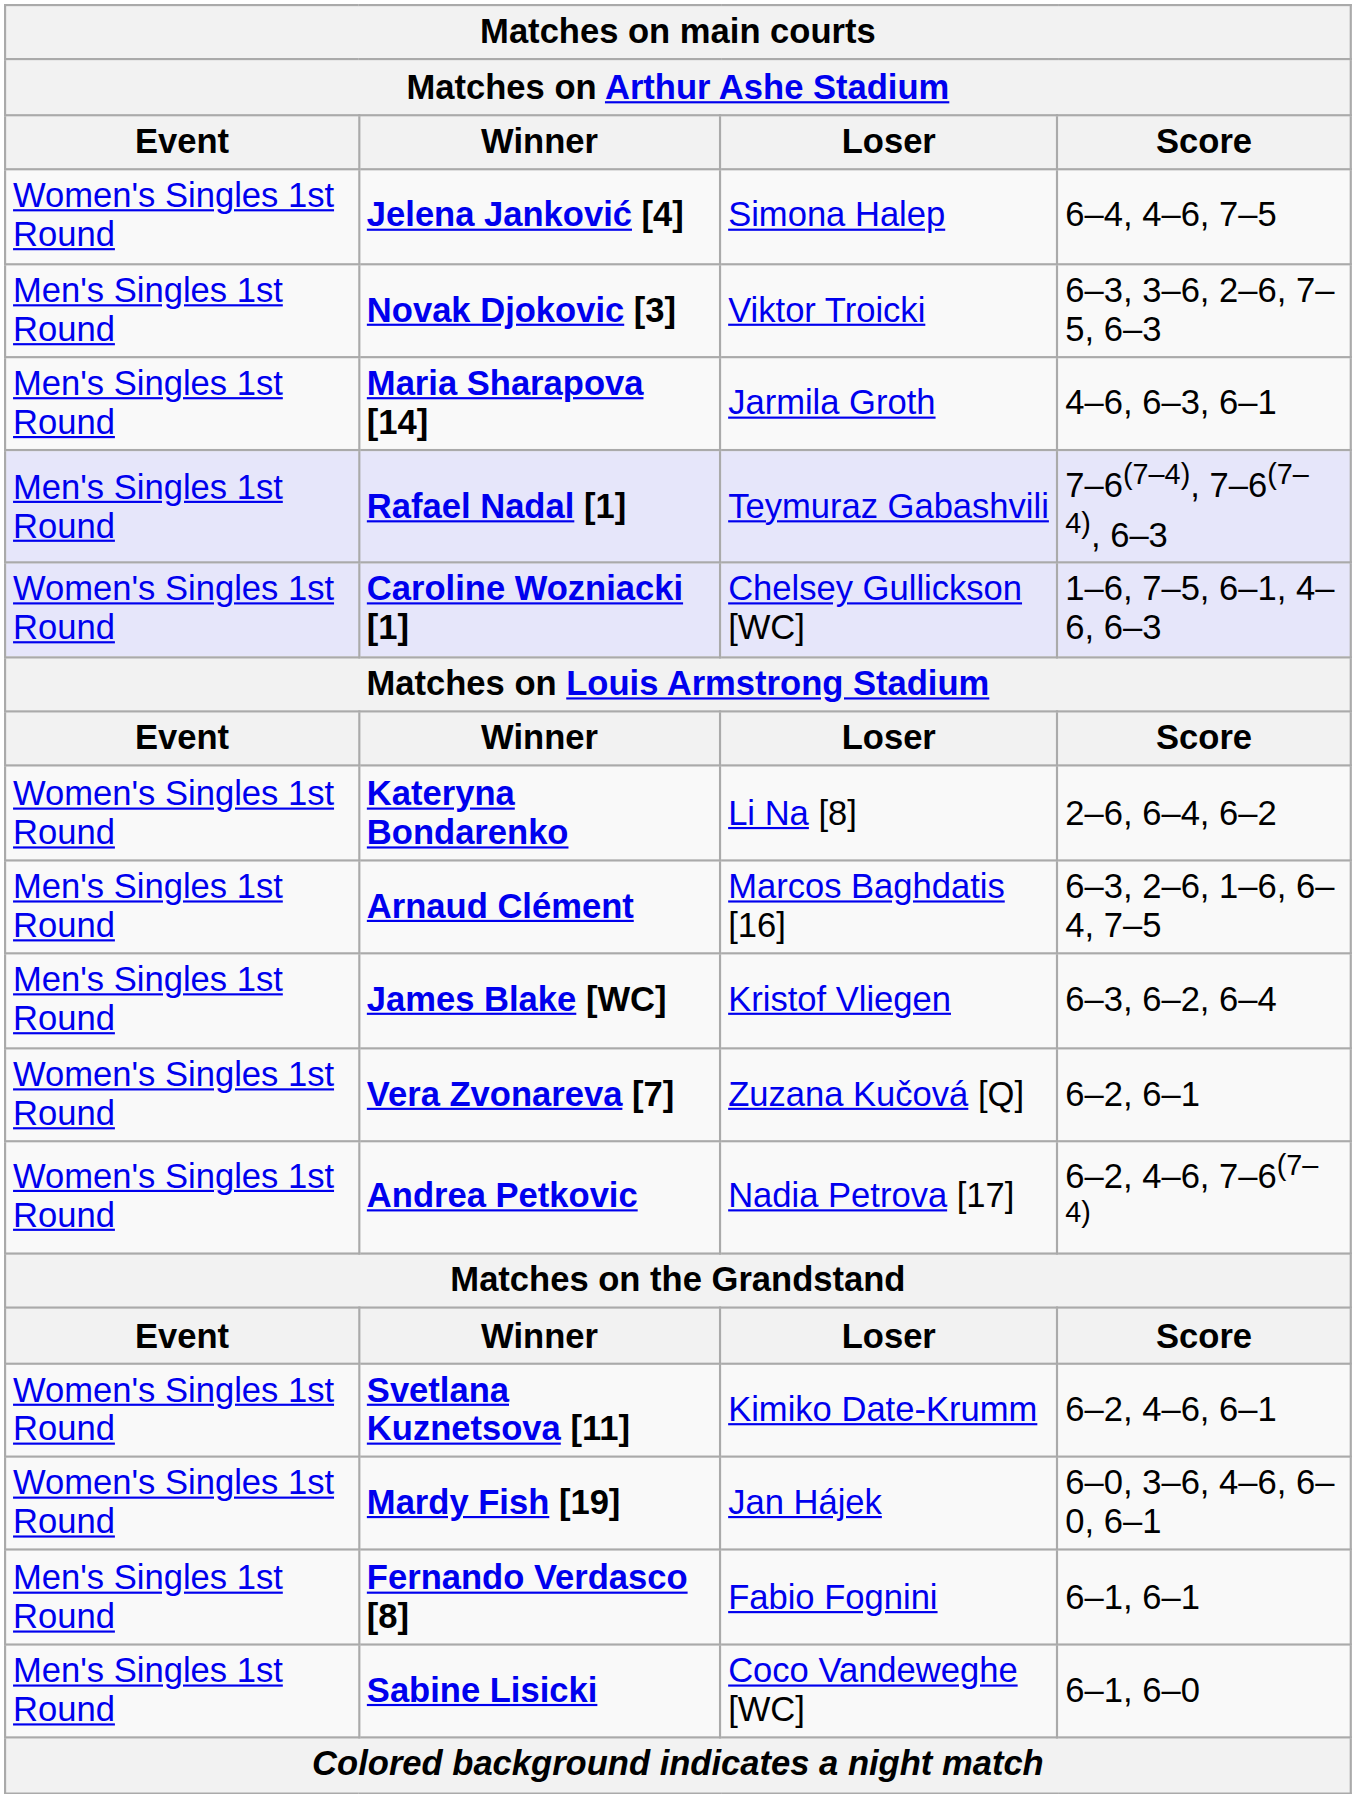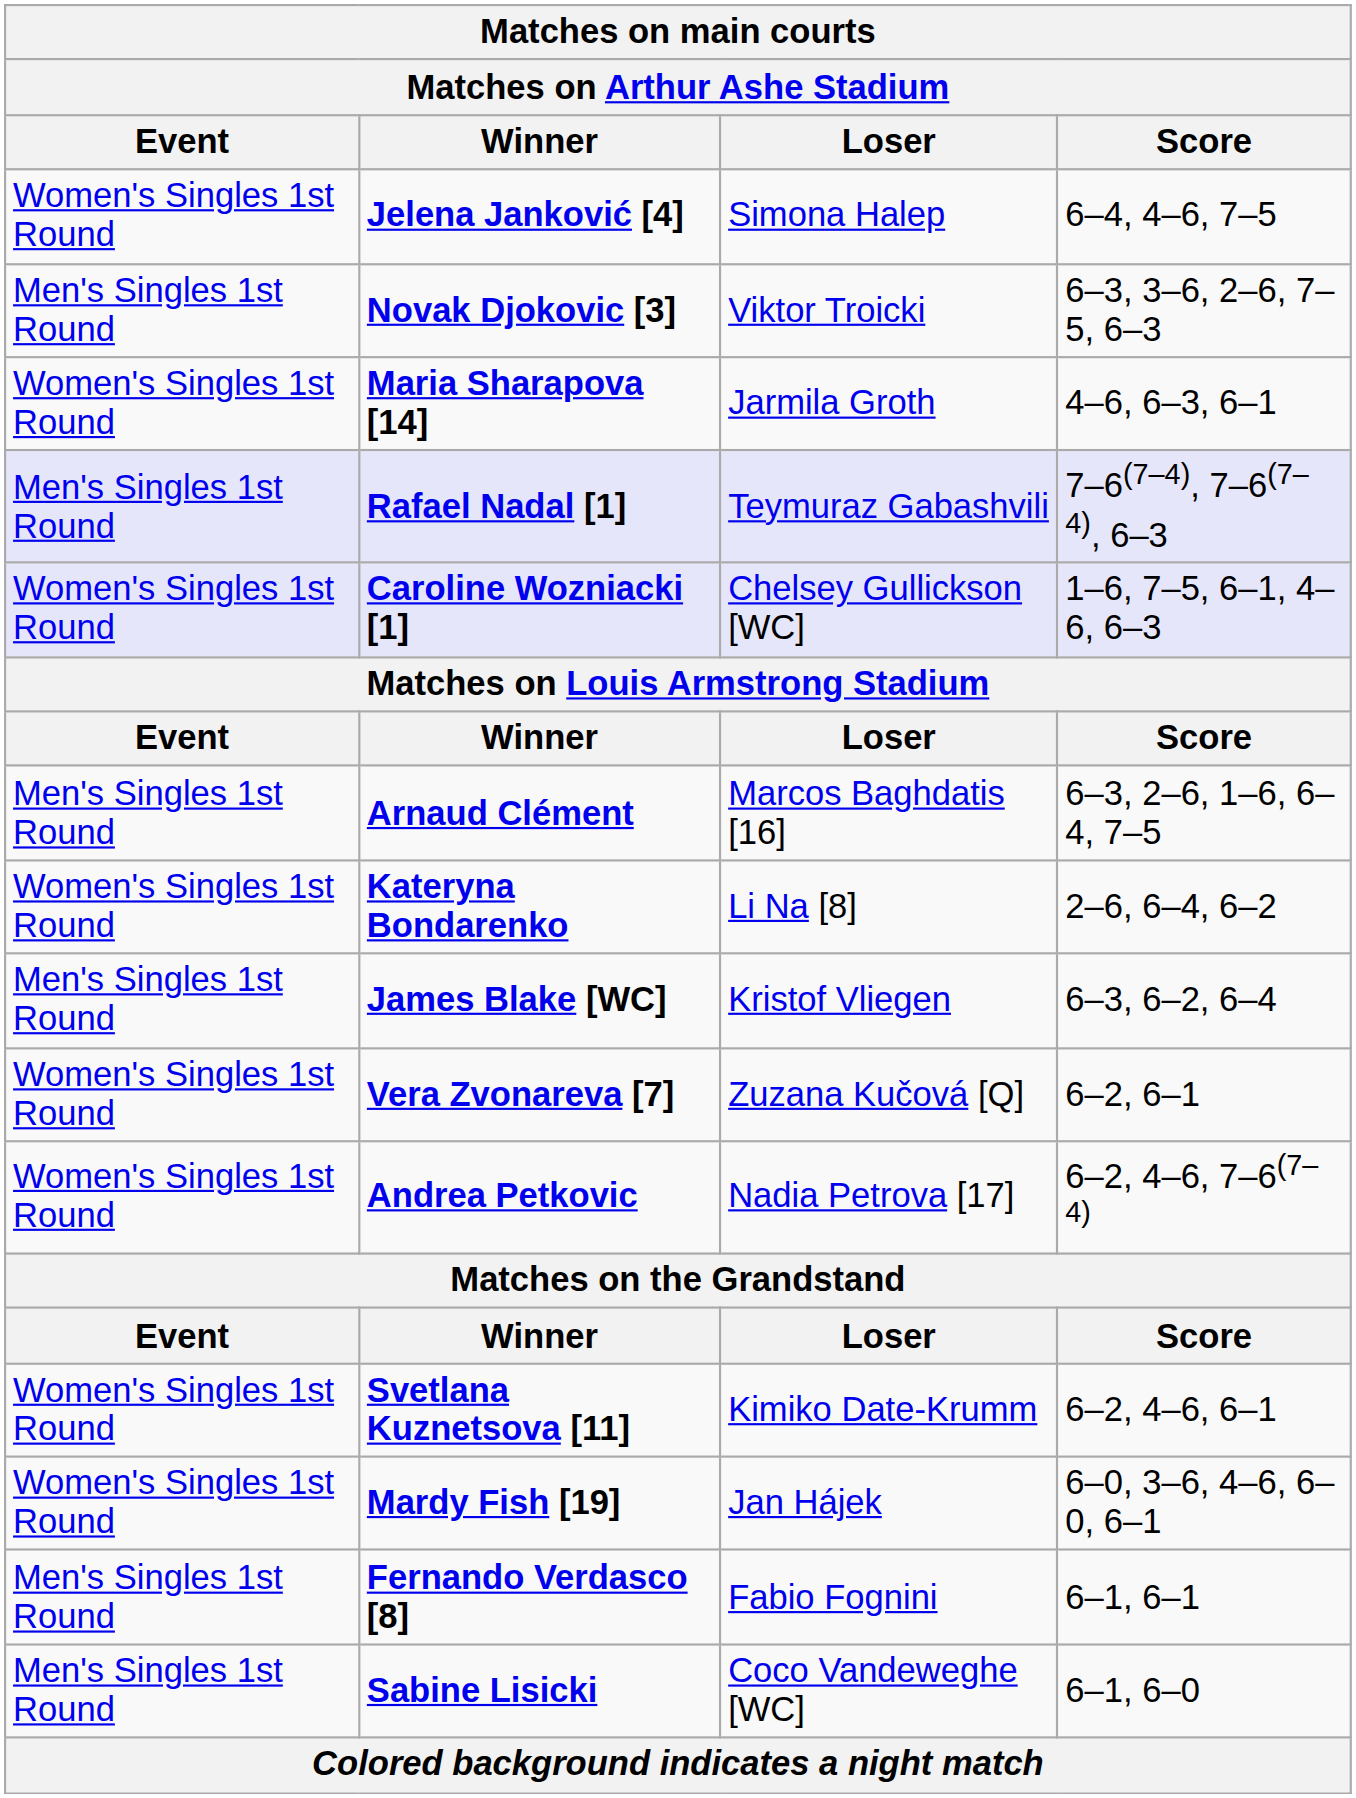(148, 403) Men's Singles 1st Round -> (174, 403) Women's Singles 1st Round
rows swapped: (500, 906) <-> (468, 812)
